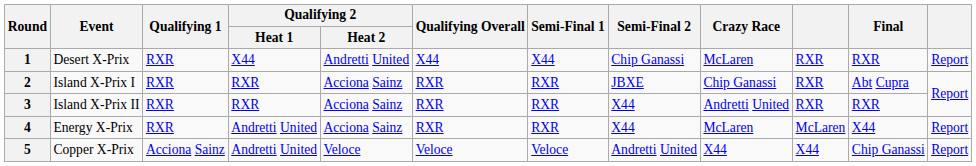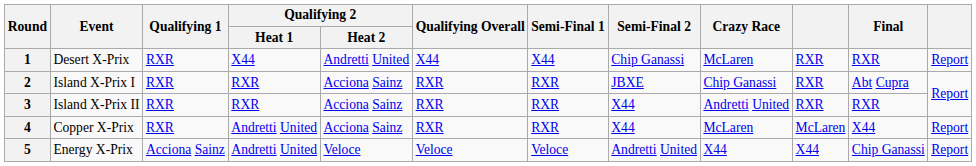(93, 127) Energy X-Prix -> (94, 127) Copper X-Prix
(94, 149) Copper X-Prix -> (93, 149) Energy X-Prix
